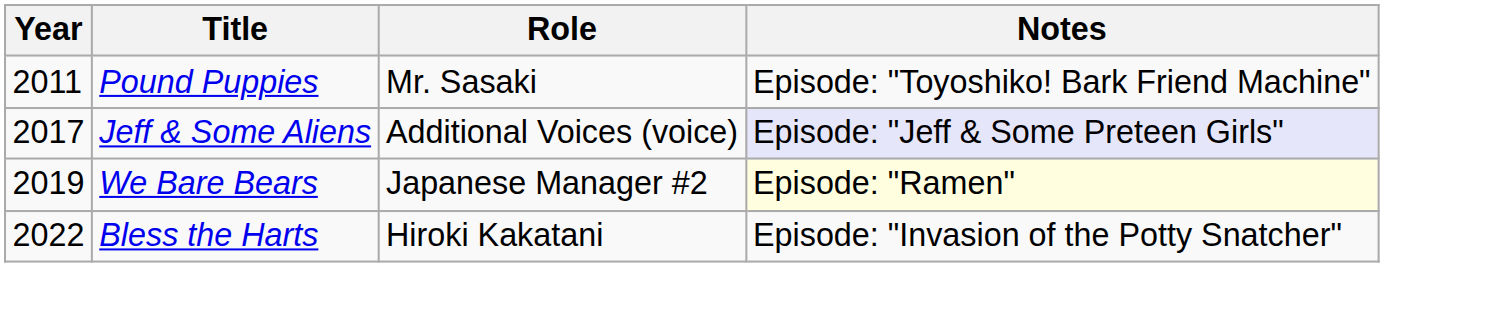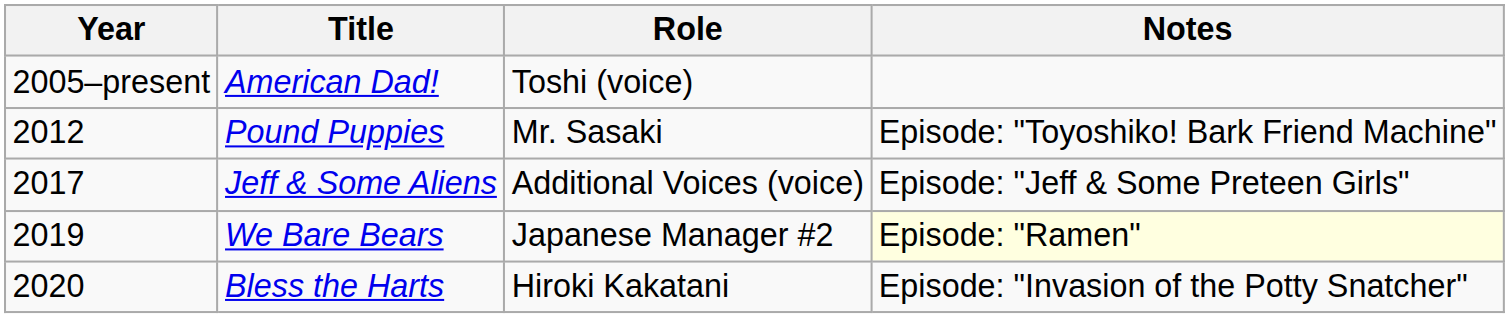+ row: (332, 81)
(47, 81) 2011 -> (48, 132) 2012
(1018, 132) lavender background -> (1144, 183) no background
(48, 235) 2022 -> (48, 286) 2020
